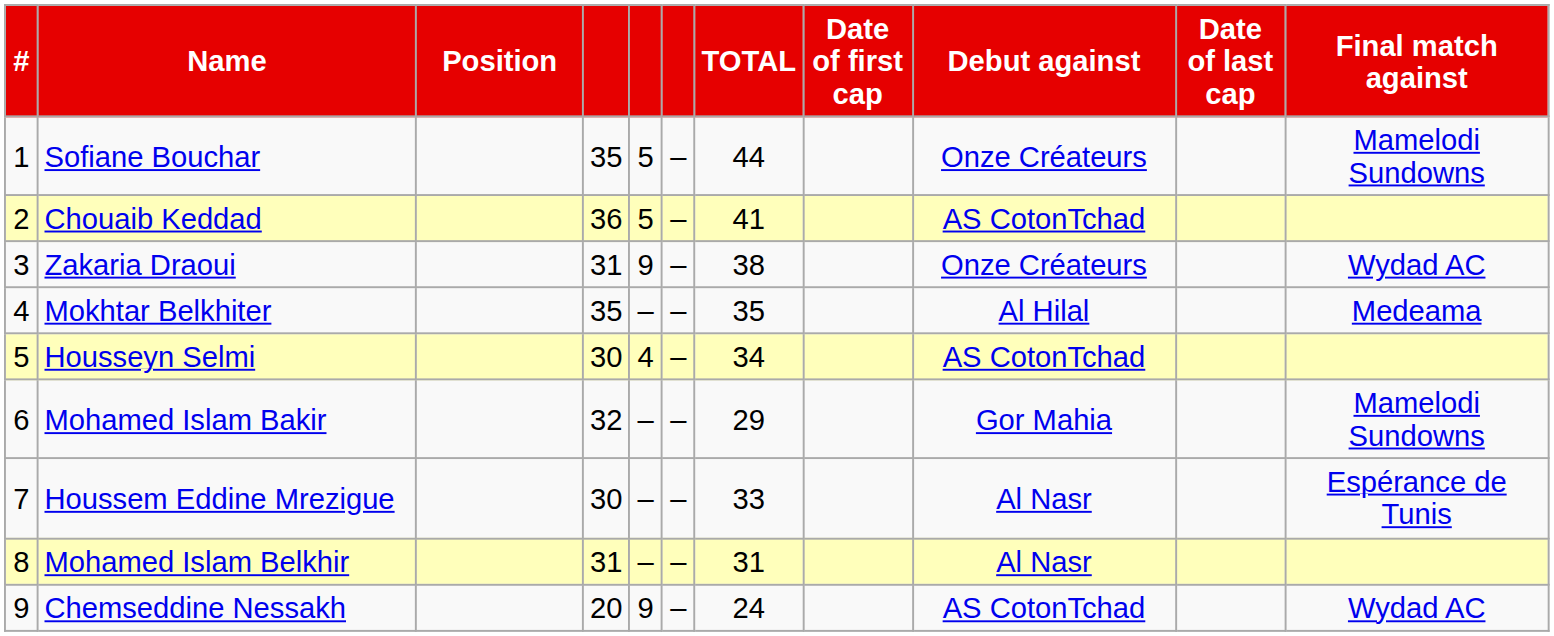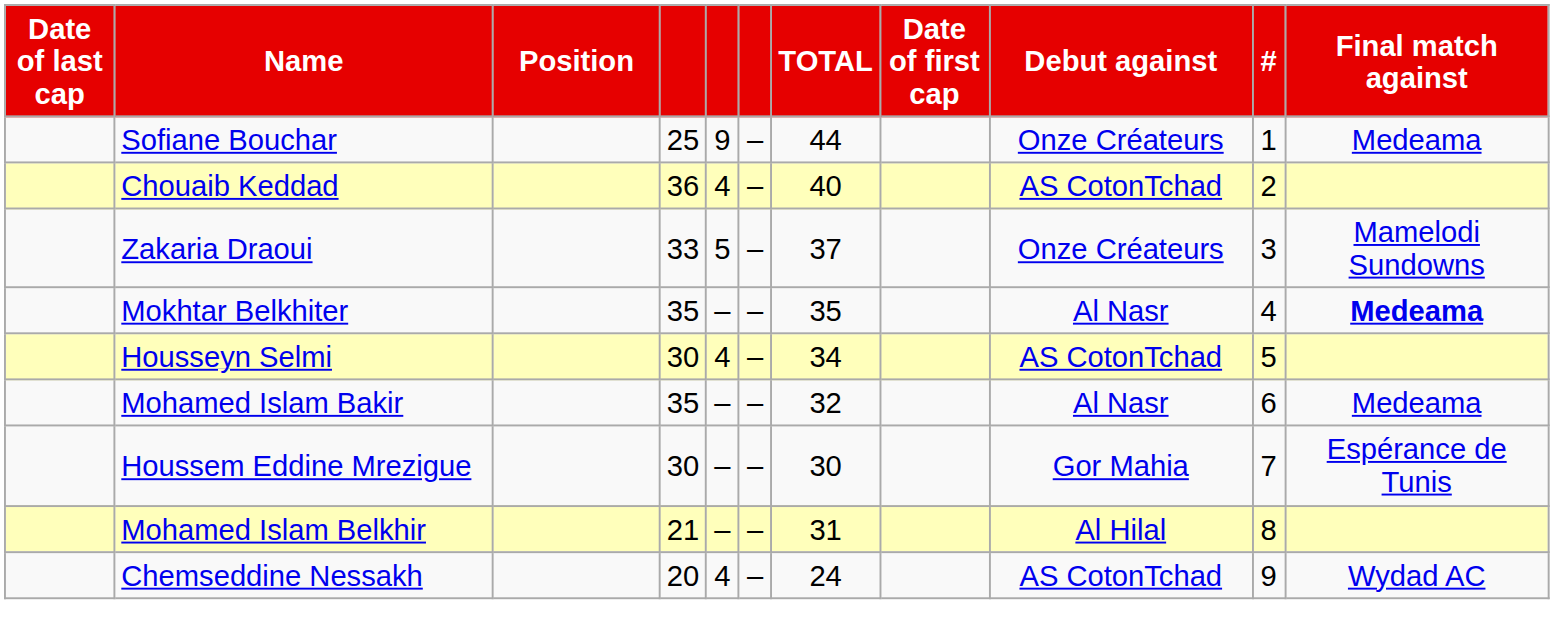columns swapped: (21, 61) <-> (1230, 61)
(606, 156) 35 -> (683, 140) 25
(646, 156) 5 -> (722, 140) 9
(1417, 156) Mamelodi Sundowns -> (1417, 140) Medeama
(646, 219) 5 -> (722, 186) 4
(749, 219) 41 -> (826, 186) 40
(606, 265) 31 -> (683, 248) 33
(646, 265) 9 -> (722, 248) 5
(749, 265) 38 -> (826, 248) 37
(1417, 265) Wydad AC -> (1417, 248) Mamelodi Sundowns
(1044, 311) Al Hilal -> (1121, 311) Al Nasr
(1417, 311) normal -> (1417, 311) bold
(606, 420) 32 -> (683, 403) 35
(749, 420) 29 -> (826, 403) 32
(1044, 420) Gor Mahia -> (1121, 403) Al Nasr
(1417, 420) Mamelodi Sundowns -> (1417, 403) Medeama
(749, 499) 33 -> (826, 466) 30
(1044, 499) Al Nasr -> (1121, 466) Gor Mahia
(606, 561) 31 -> (683, 528) 21
(1044, 561) Al Nasr -> (1121, 528) Al Hilal
(646, 607) 9 -> (722, 575) 4
